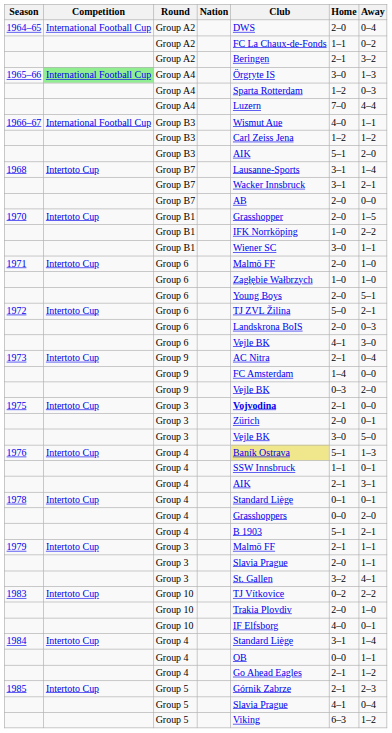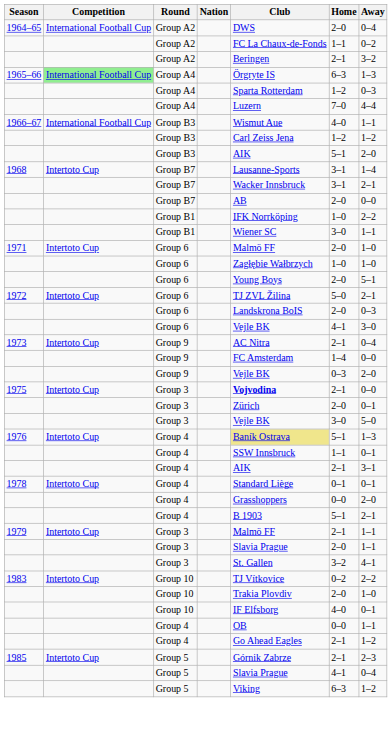(339, 75) 3–0 -> (339, 75) 6–3
- row: (17, 216)
- row: (17, 641)
